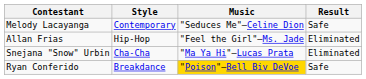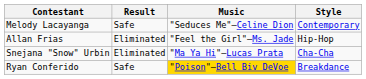columns swapped: (145, 11) <-> (334, 11)
